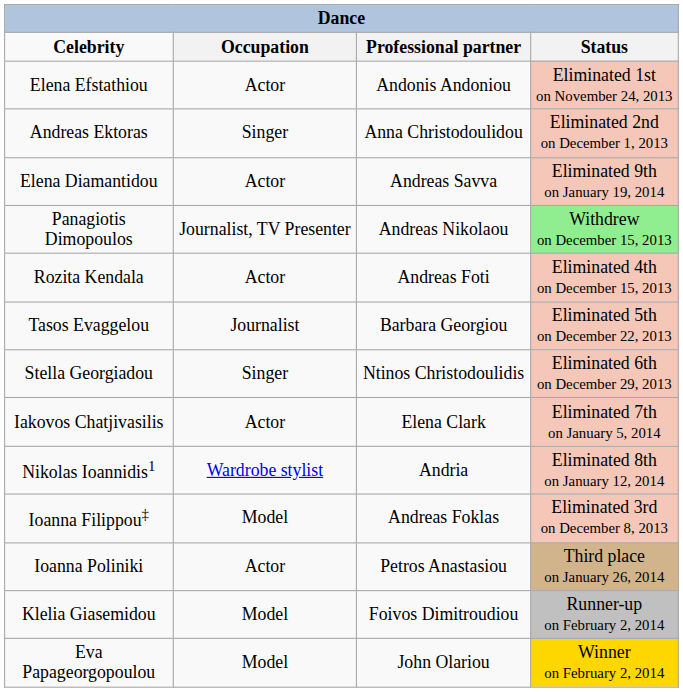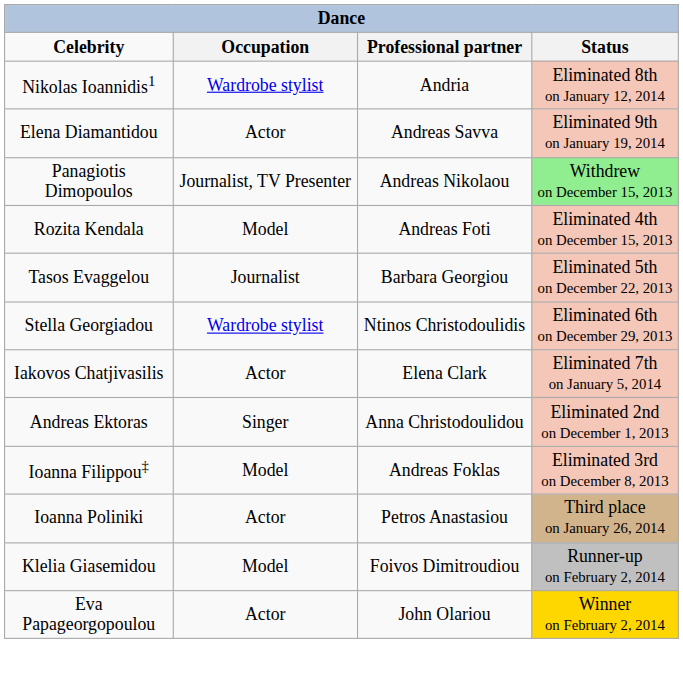- row: (89, 84)
rows swapped: (89, 133) <-> (89, 470)
(265, 277) Actor -> (265, 229) Model
(265, 373) Singer -> (265, 325) Wardrobe stylist
(265, 662) Model -> (265, 614) Actor
